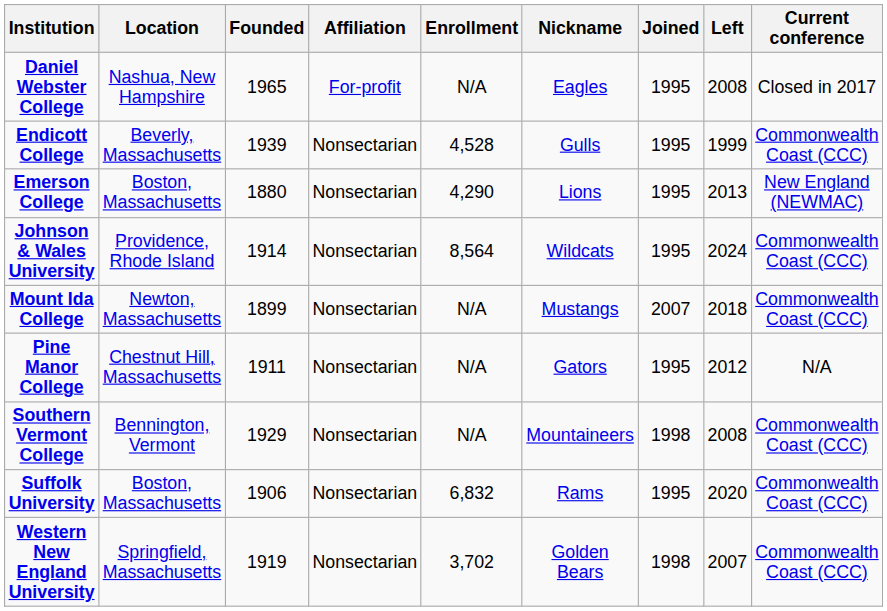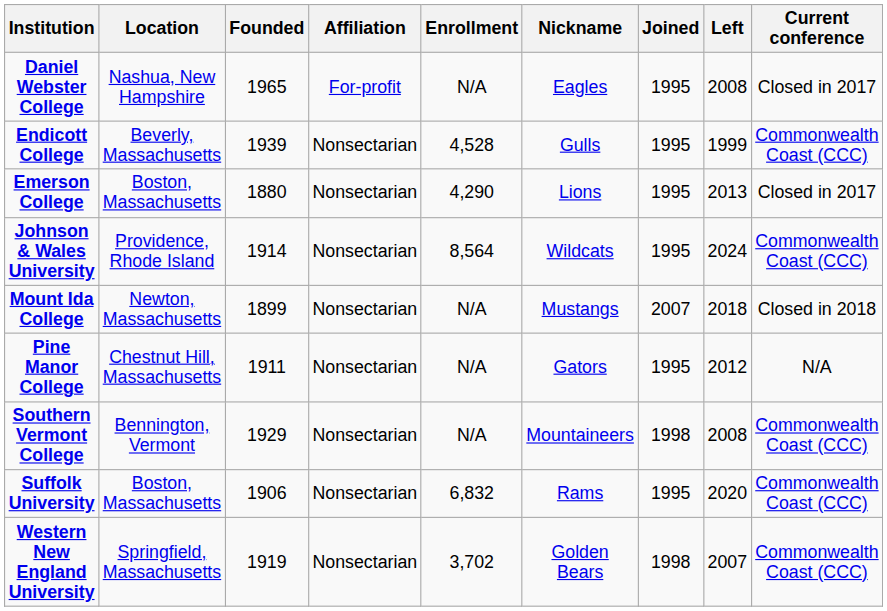(817, 192) New England (NEWMAC) -> (817, 192) Closed in 2017
(817, 309) Commonwealth Coast (CCC) -> (817, 309) Closed in 2018
